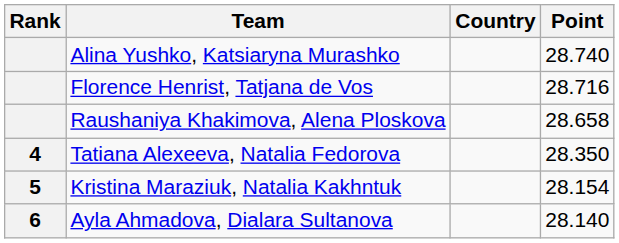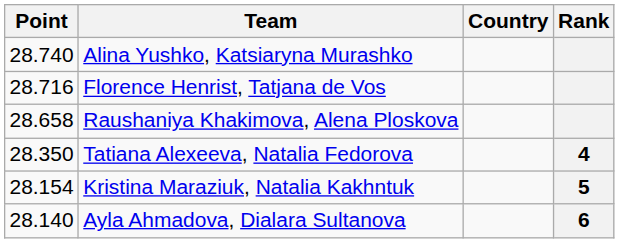columns swapped: (35, 21) <-> (577, 21)
